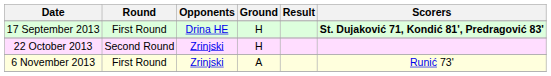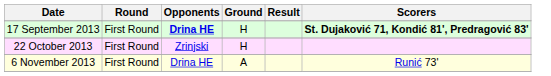(207, 29) normal -> (192, 29) bold
(139, 46) Second Round -> (132, 46) First Round
(207, 63) Zrinjski -> (192, 63) Drina HE
